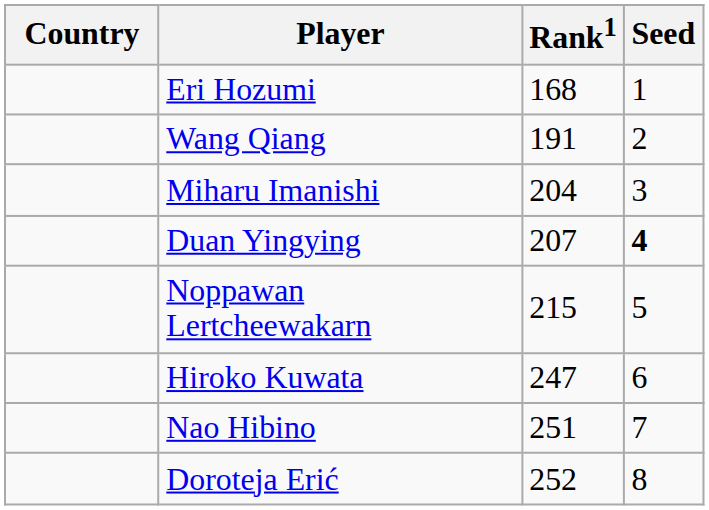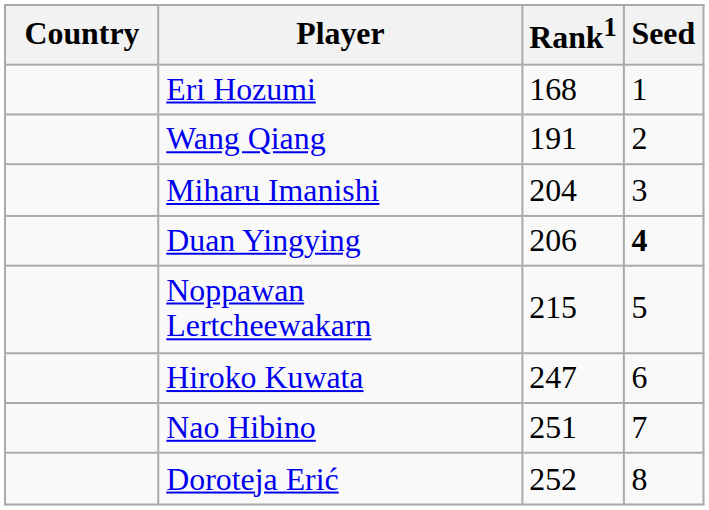(553, 240) 207 -> (553, 240) 206
